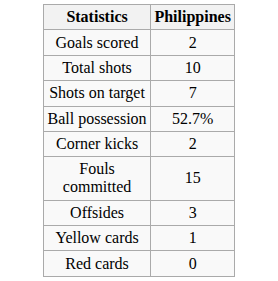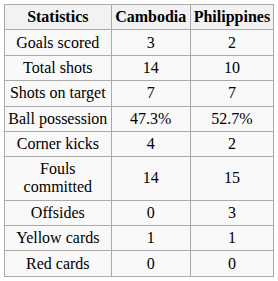+ column: (151, 17)
